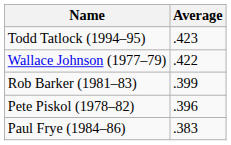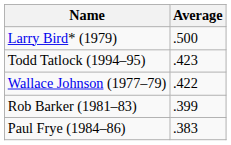+ row: (62, 38)
- row: (71, 106)
